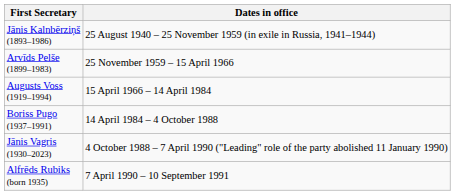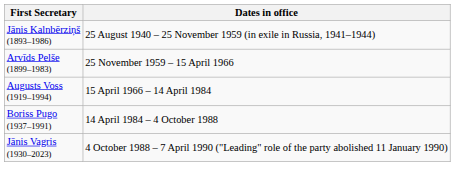- row: (38, 176)
